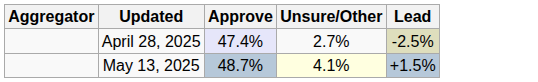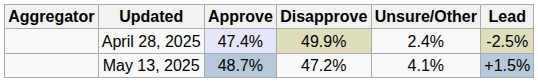+ column: (324, 17)
(331, 41) 2.7% -> (426, 41) 2.4%
(331, 65) lightyellow background -> (426, 65) no background
